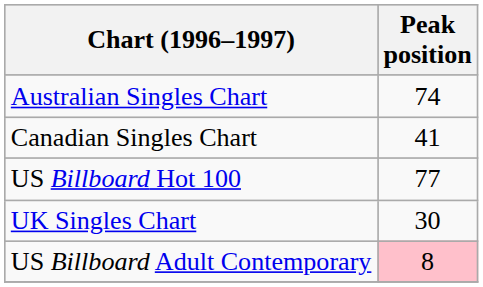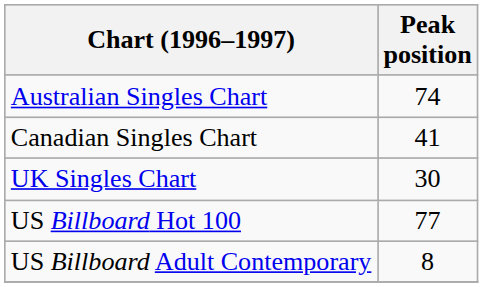rows swapped: (104, 219) <-> (126, 178)
(428, 261) pink background -> (428, 261) no background
